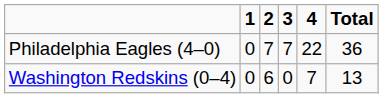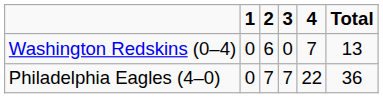rows swapped: (123, 78) <-> (115, 48)
